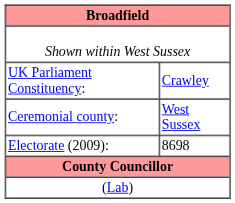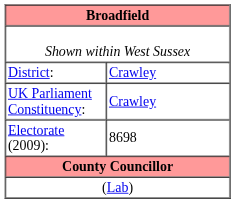+ row: (31, 72)
- row: (63, 117)
